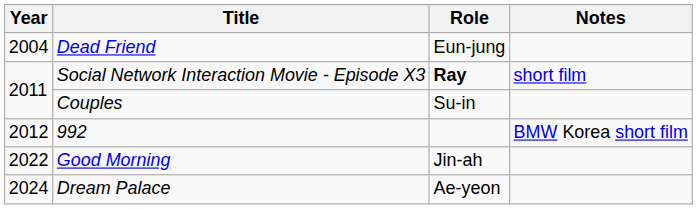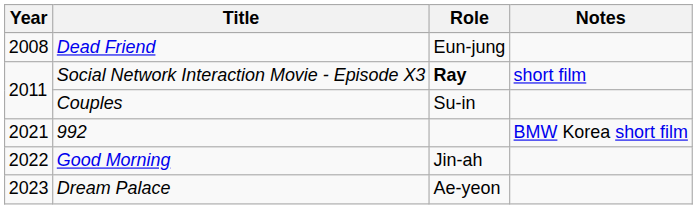(29, 47) 2004 -> (29, 47) 2008
(29, 132) 2012 -> (29, 132) 2021
(29, 189) 2024 -> (29, 189) 2023
